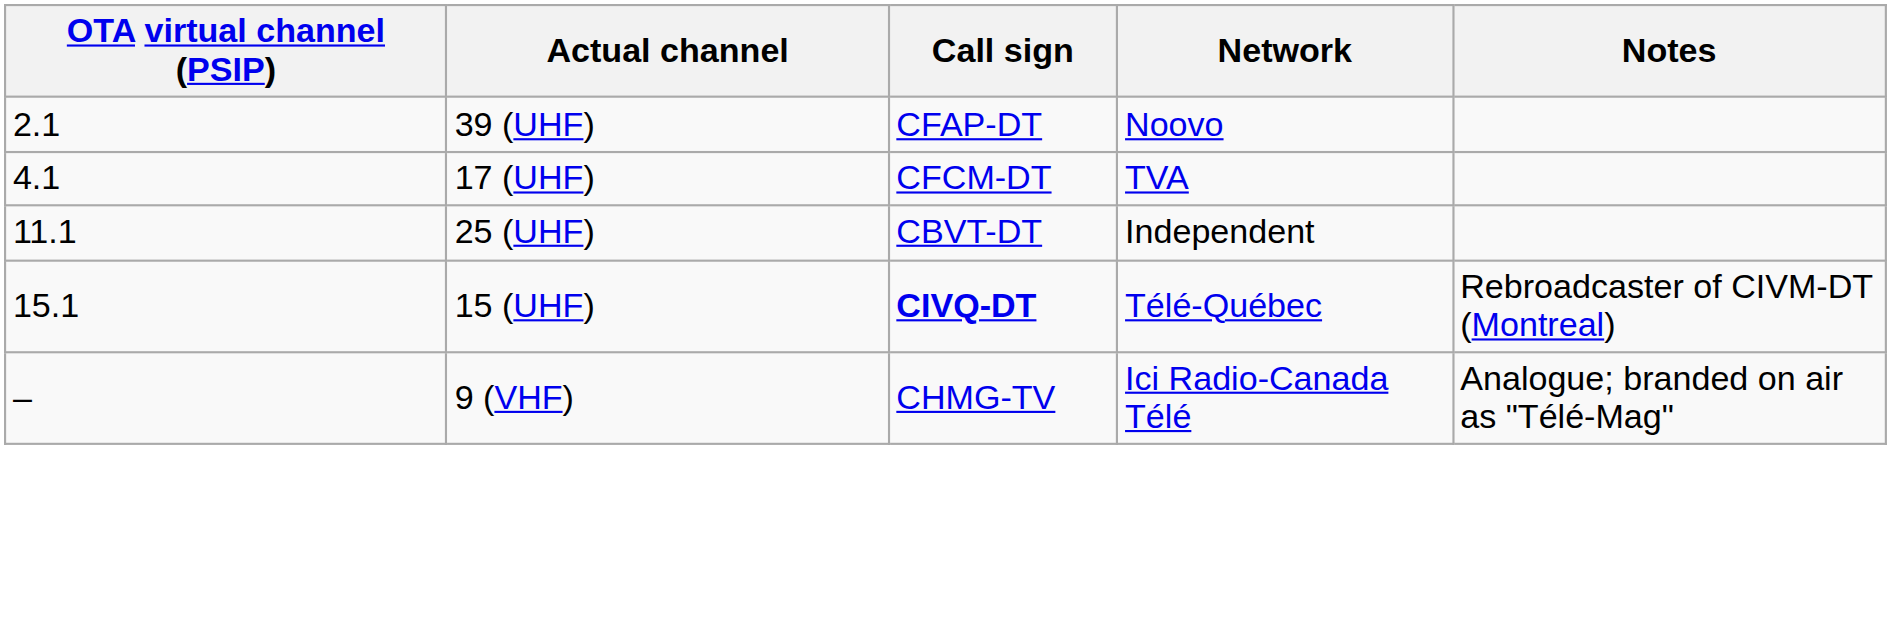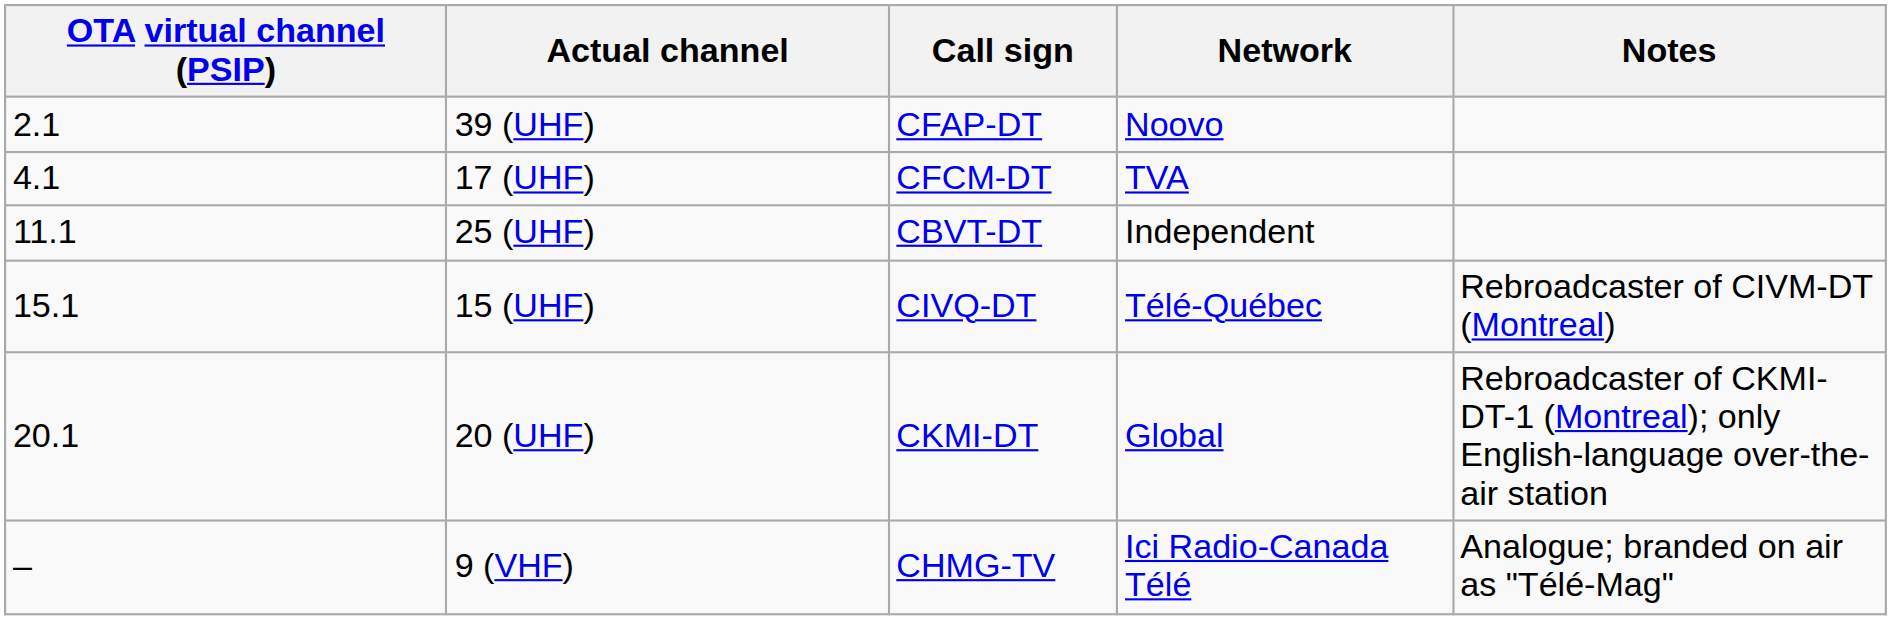(966, 305) bold -> (966, 305) normal
+ row: (525, 435)
